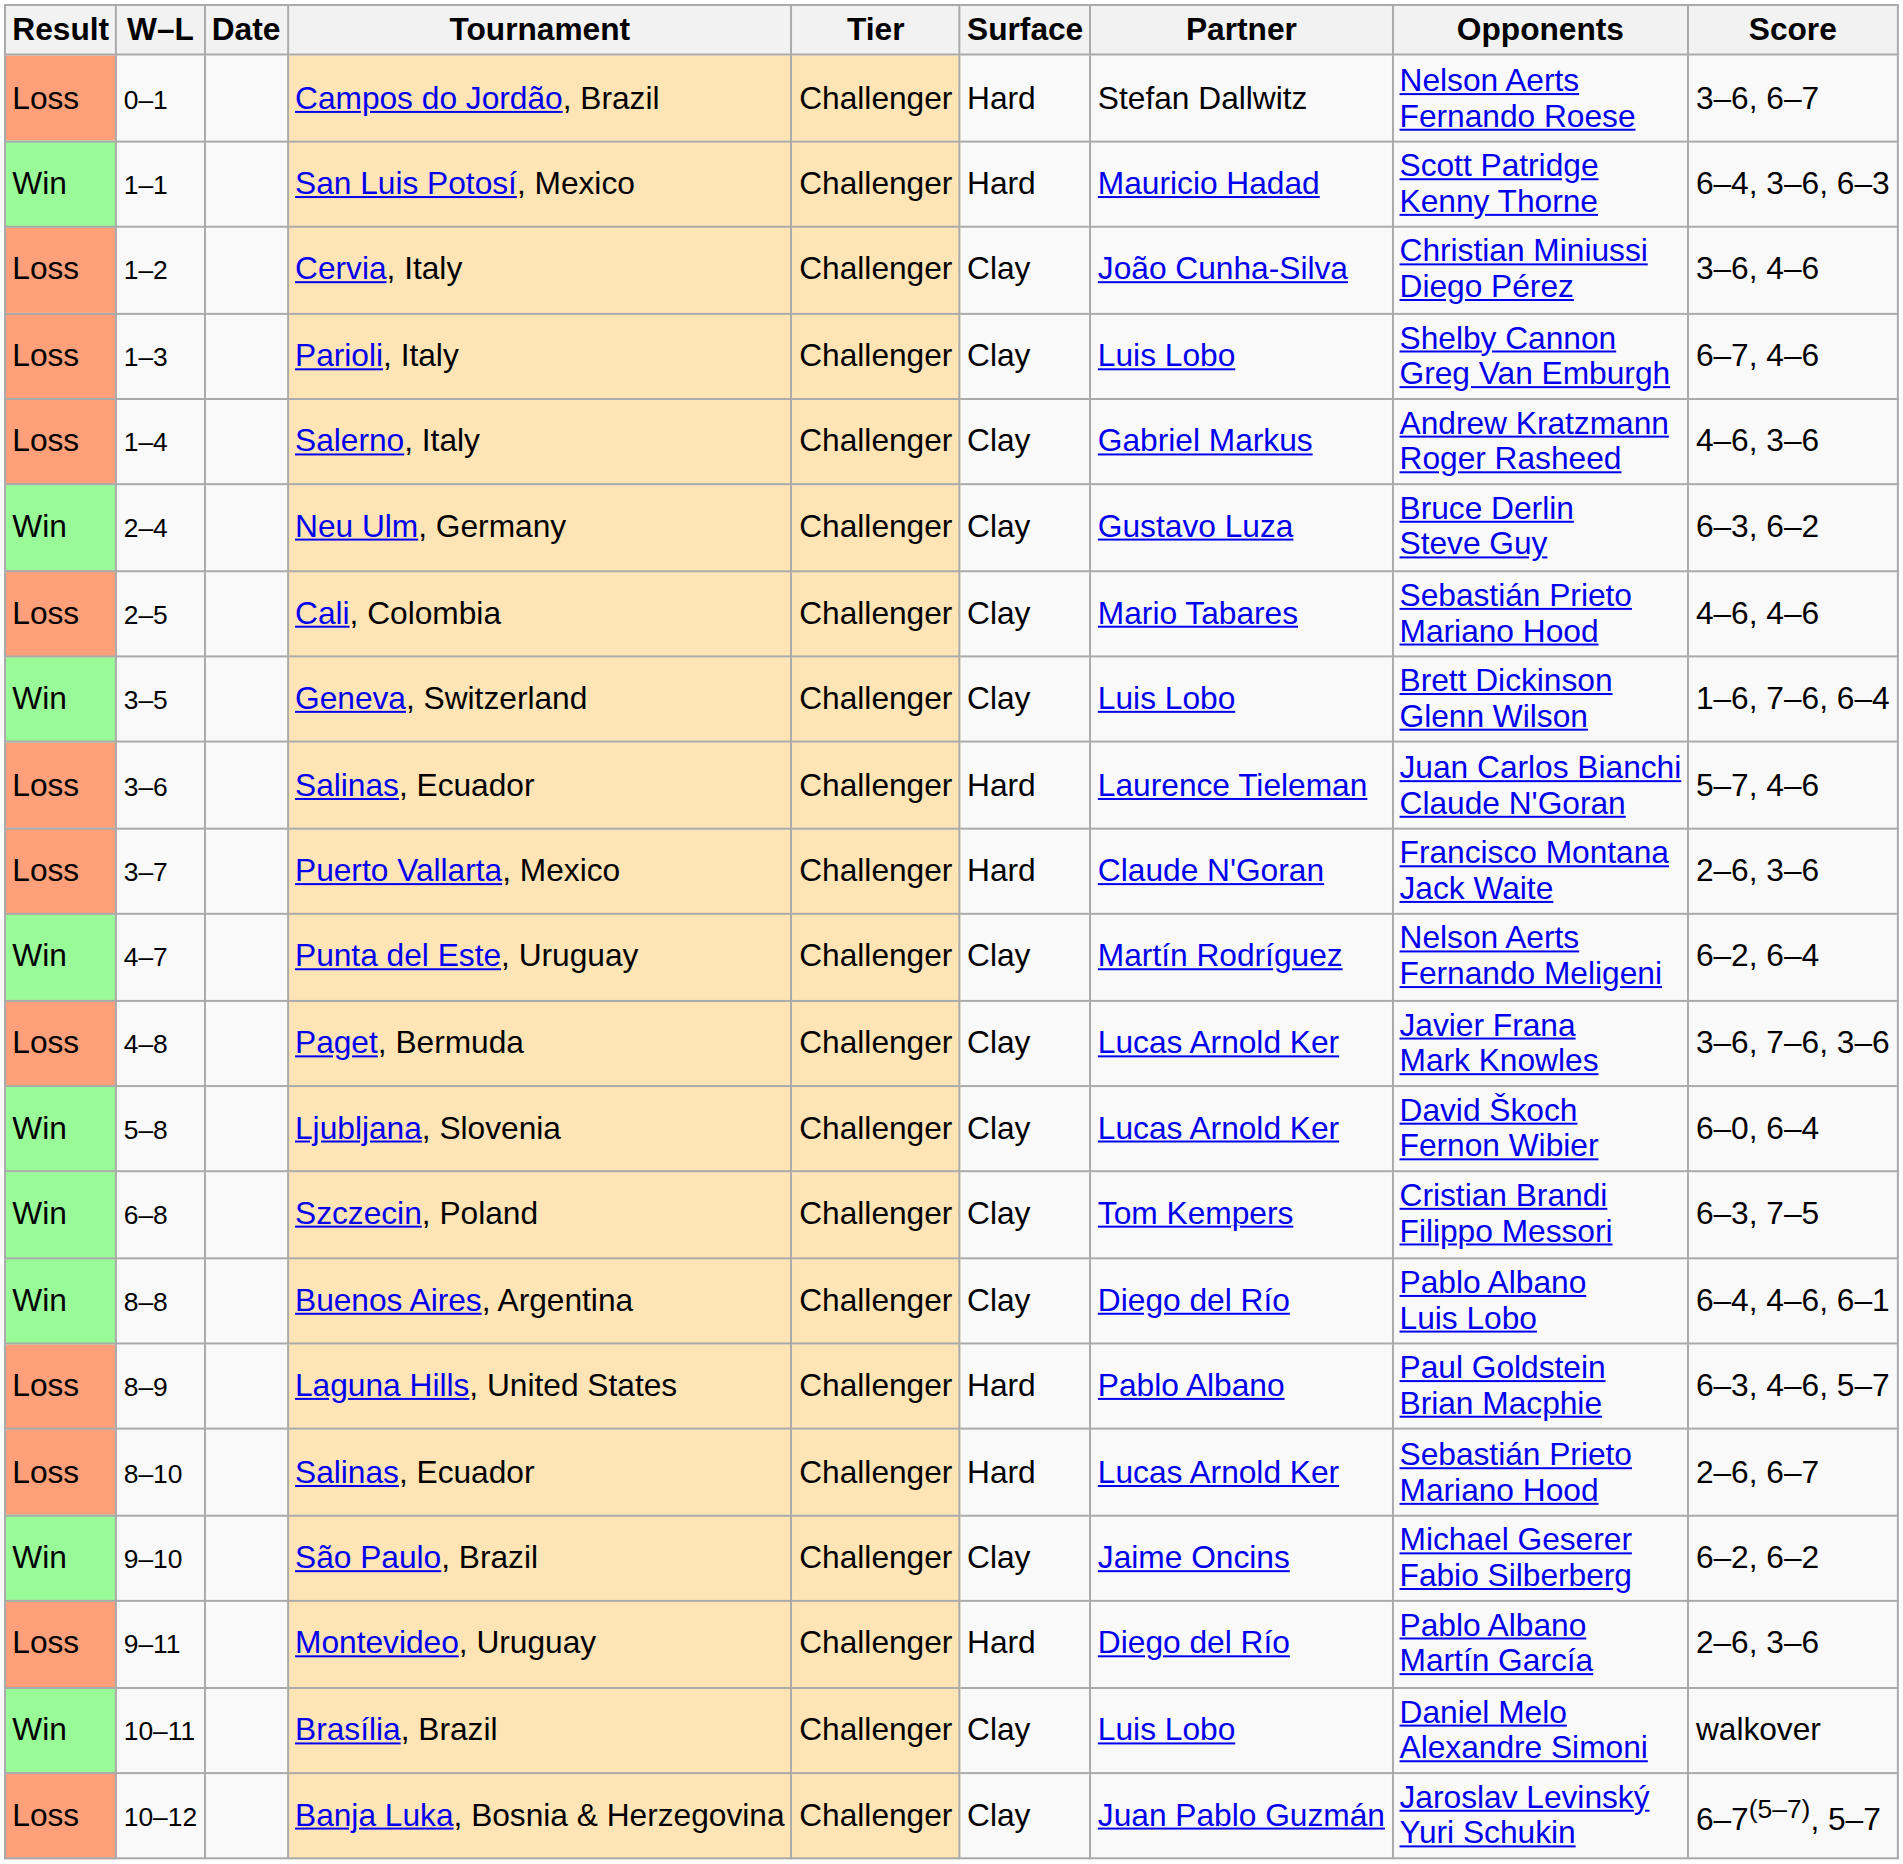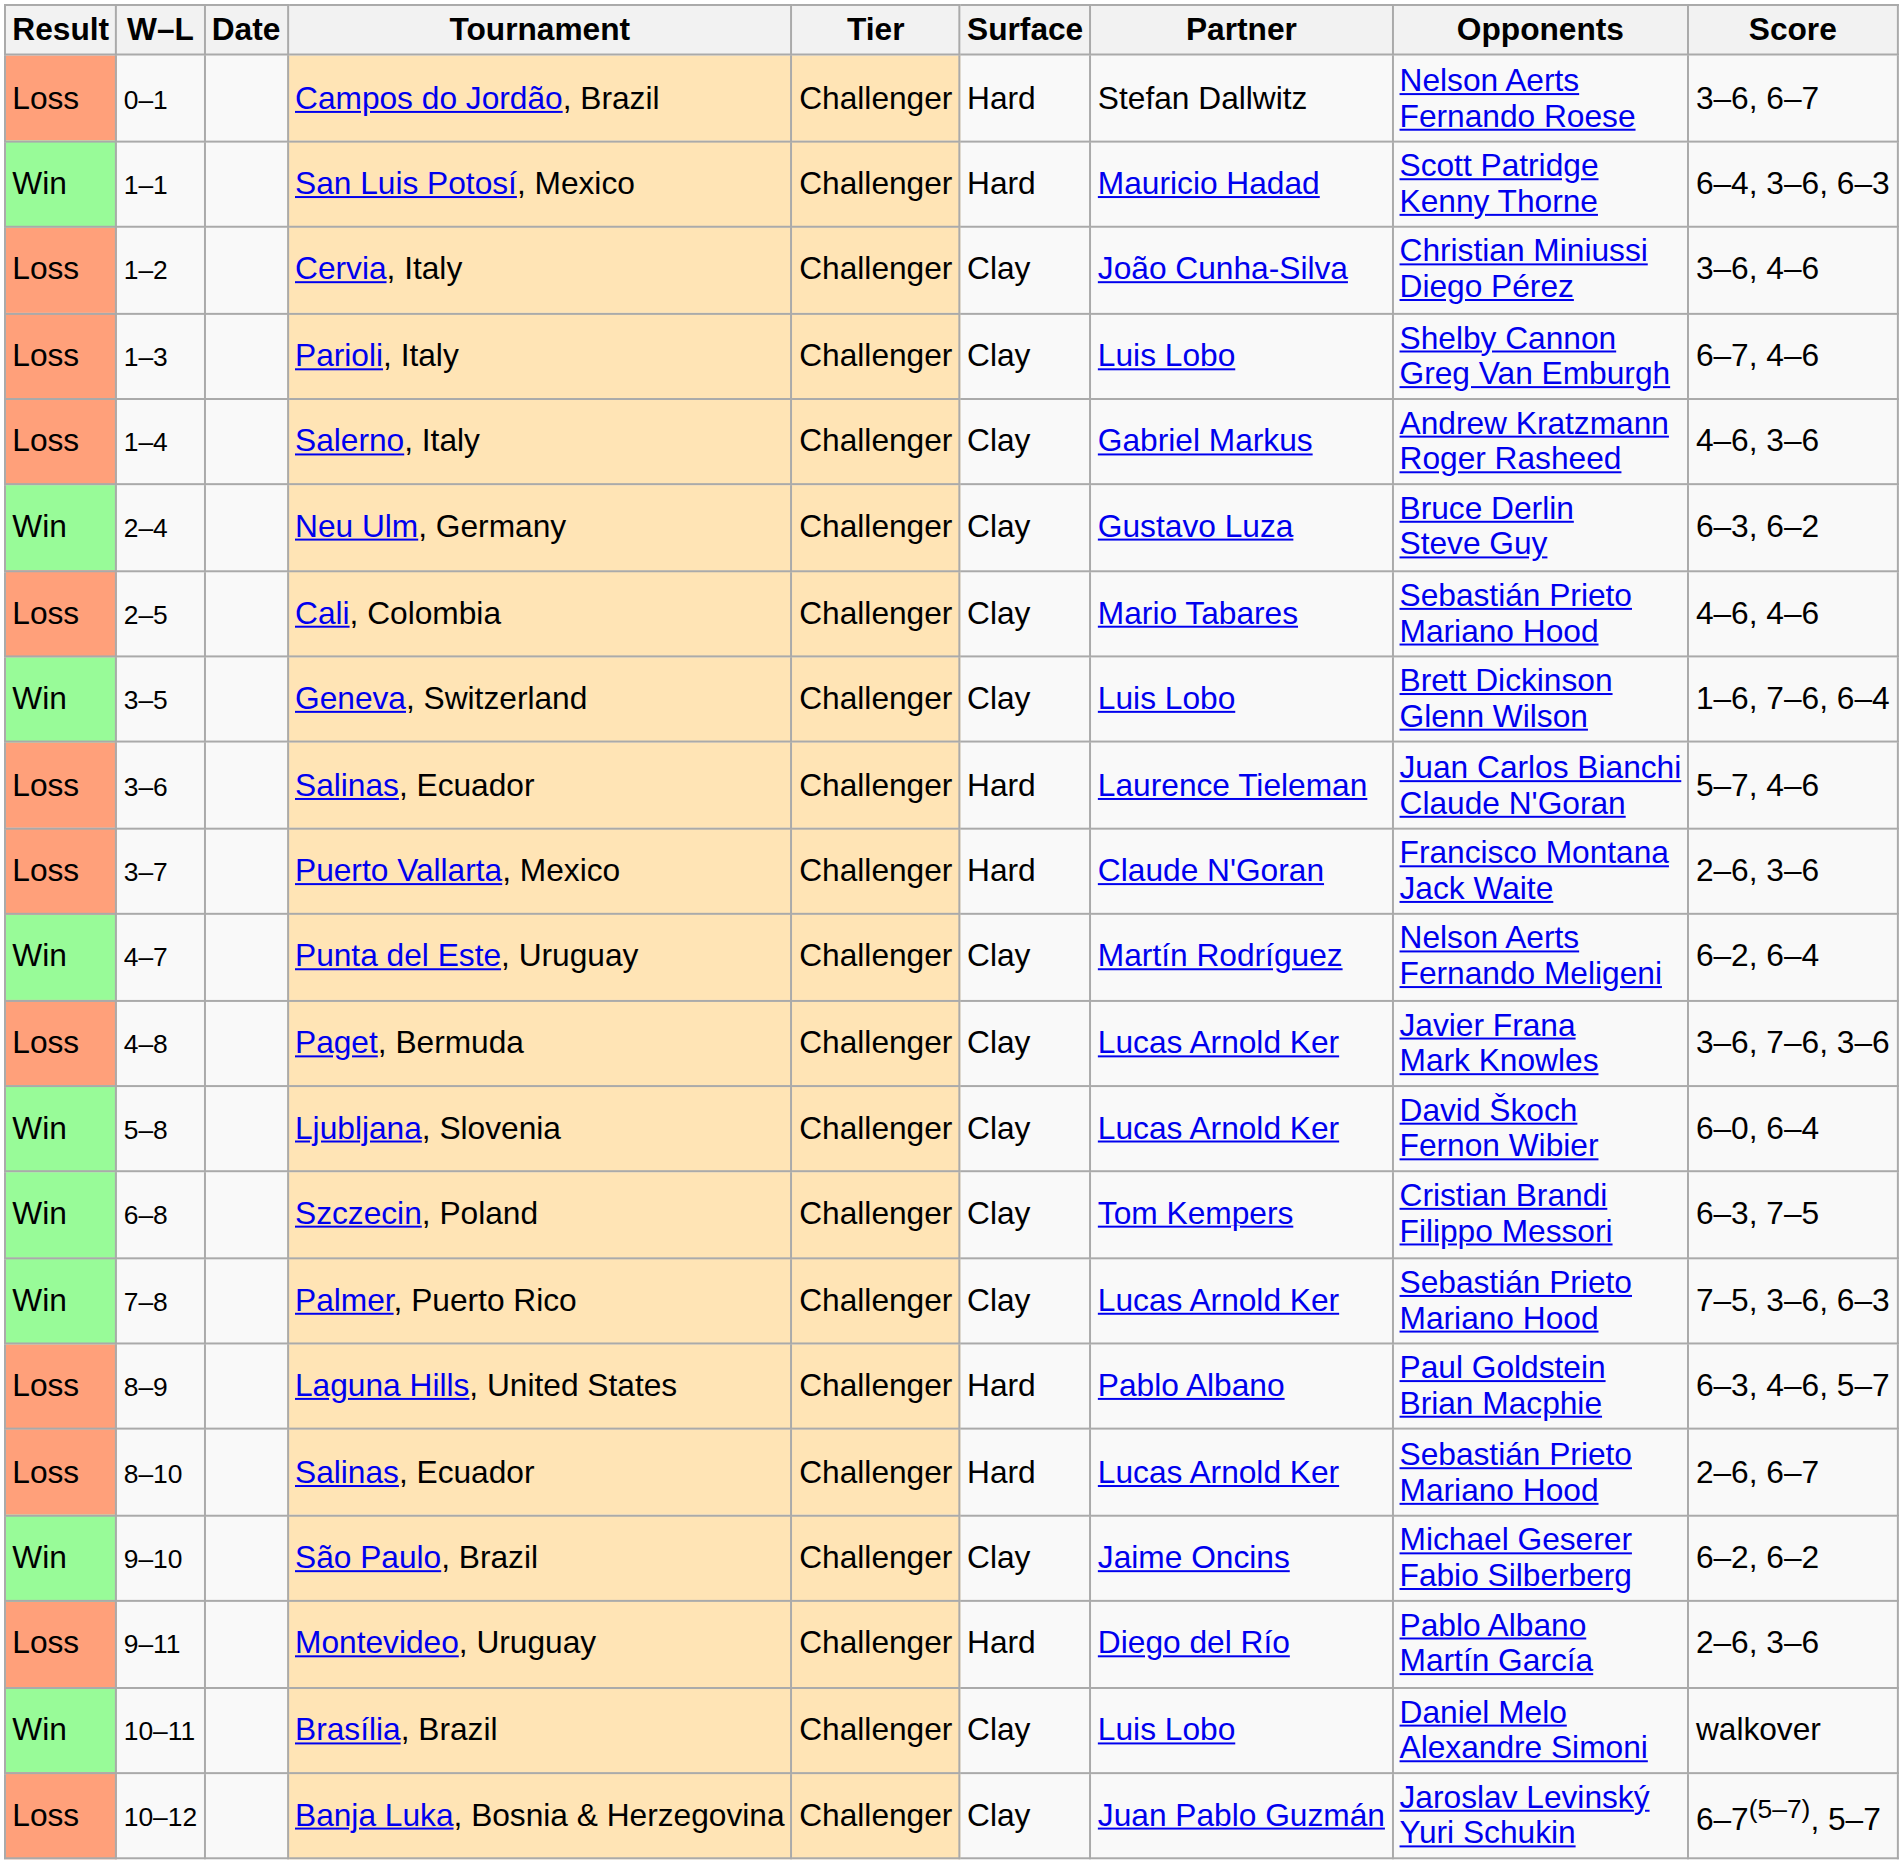+ row: (146, 1302)
- row: (146, 1302)
